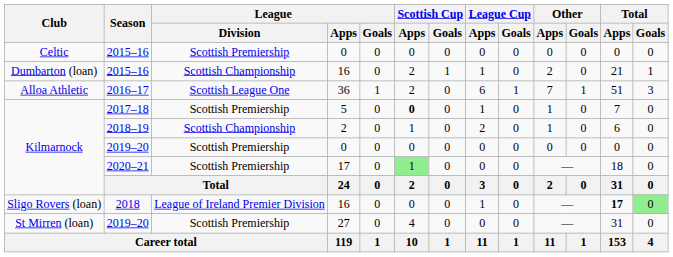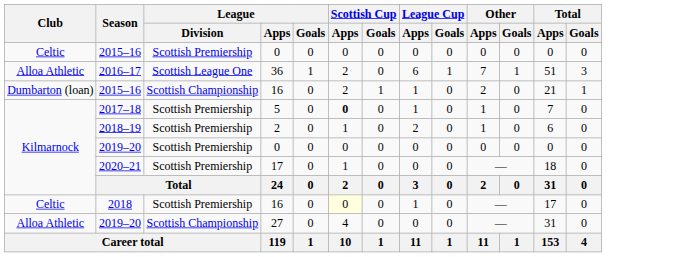rows swapped: (128, 71) <-> (128, 90)
(240, 128) Scottish Championship -> (202, 128) Scottish Premiership
(412, 166) lightgreen background -> (345, 166) no background
(54, 204) Sligo Rovers (loan) -> (50, 204) Celtic
(240, 204) League of Ireland Premier Division -> (202, 204) Scottish Premiership
(412, 204) no background -> (345, 204) lightyellow background
(617, 204) bold -> (550, 204) normal
(650, 204) lightgreen background -> (584, 204) no background
(54, 223) St Mirren (loan) -> (50, 223) Alloa Athletic
(240, 223) Scottish Premiership -> (202, 223) Scottish Championship
